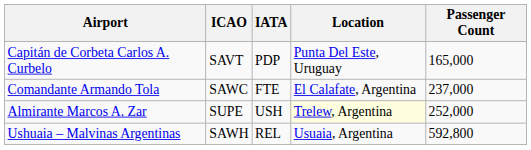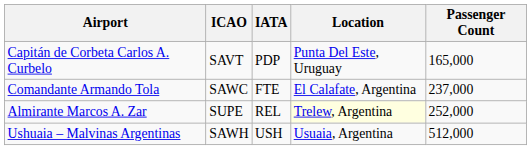(269, 111) USH -> (268, 111) REL
(268, 133) REL -> (269, 133) USH
(451, 133) 592,800 -> (451, 133) 512,000
